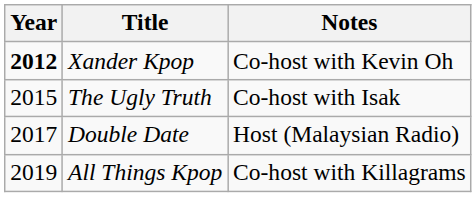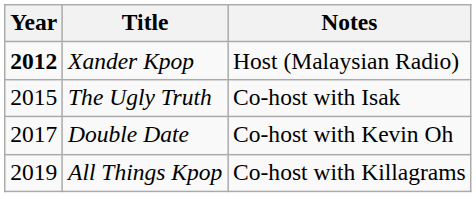(343, 60) Co-host with Kevin Oh -> (346, 60) Host (Malaysian Radio)
(346, 135) Host (Malaysian Radio) -> (343, 135) Co-host with Kevin Oh
